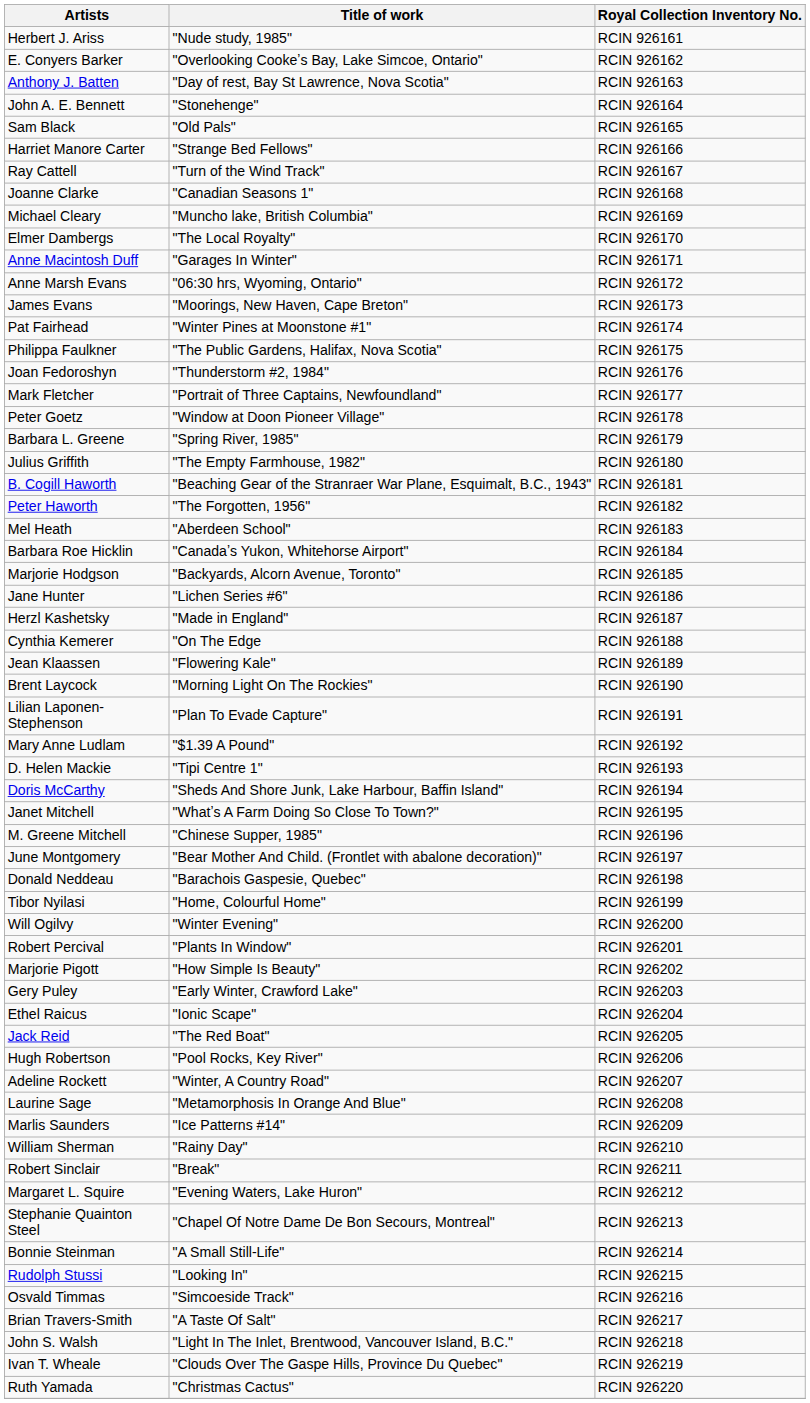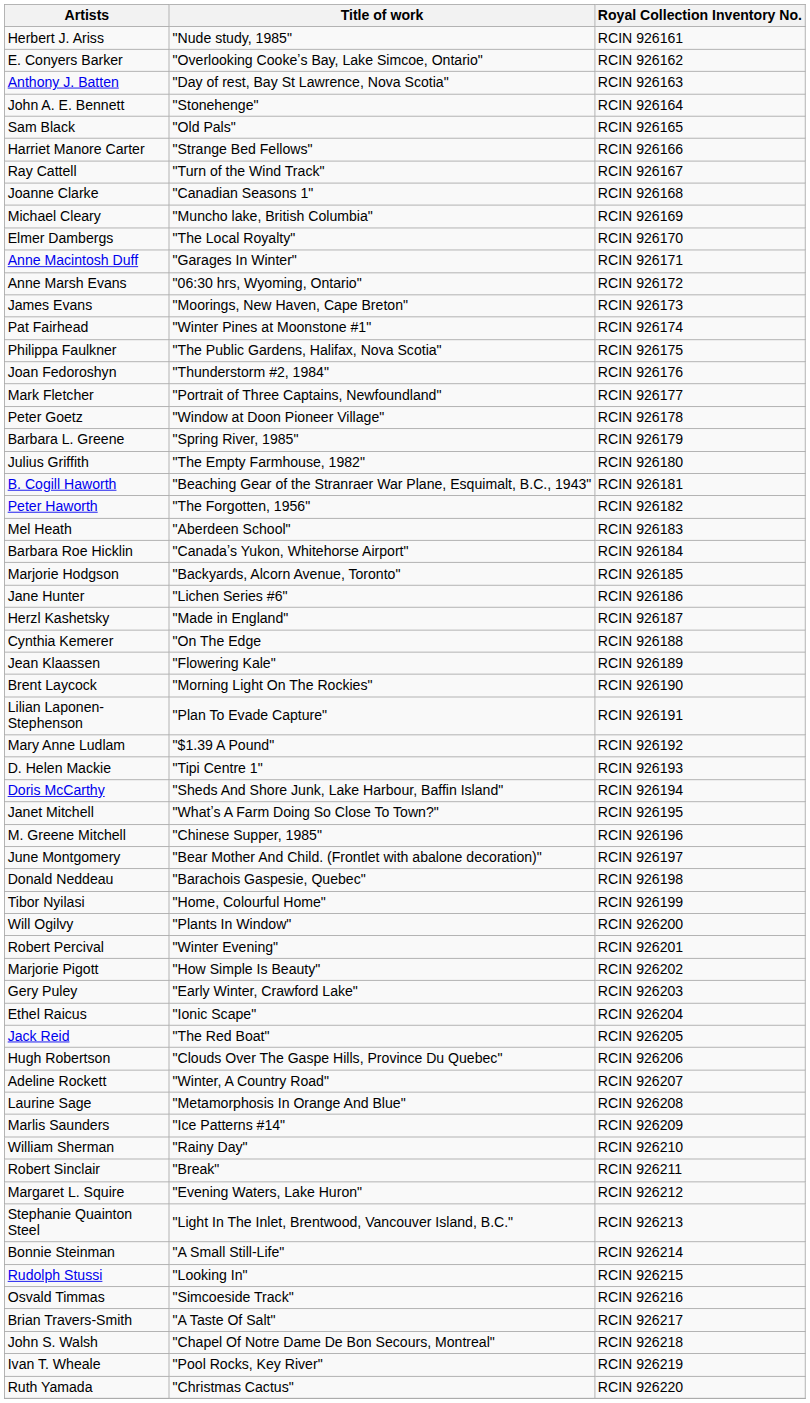(225, 924) "Winter Evening" -> (232, 924) "Plants In Window"
(232, 947) "Plants In Window" -> (225, 947) "Winter Evening"
(248, 1058) "Pool Rocks, Key River" -> (337, 1058) "Clouds Over The Gaspe Hills, Province Du Quebec"
(334, 1222) "Chapel Of Notre Dame De Bon Secours, Montreal" -> (343, 1222) "Light In The Inlet, Brentwood, Vancouver Island, B.C."
(343, 1342) "Light In The Inlet, Brentwood, Vancouver Island, B.C." -> (334, 1342) "Chapel Of Notre Dame De Bon Secours, Montreal"
(337, 1364) "Clouds Over The Gaspe Hills, Province Du Quebec" -> (248, 1364) "Pool Rocks, Key River"
